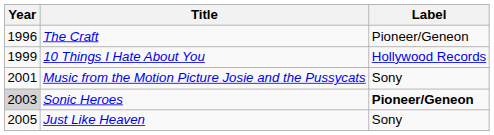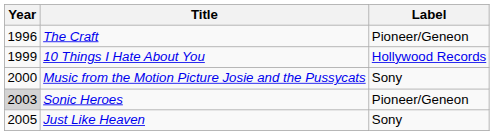(22, 78) 2001 -> (22, 78) 2000
(423, 99) bold -> (420, 99) normal
